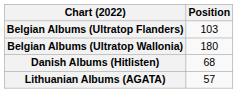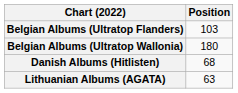(209, 79) 57 -> (209, 79) 63
